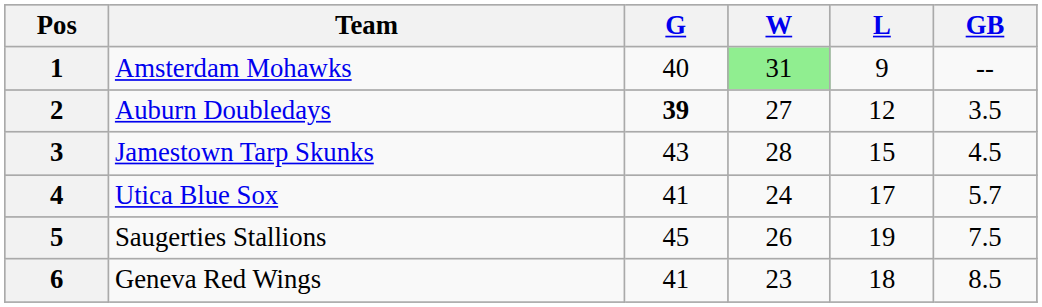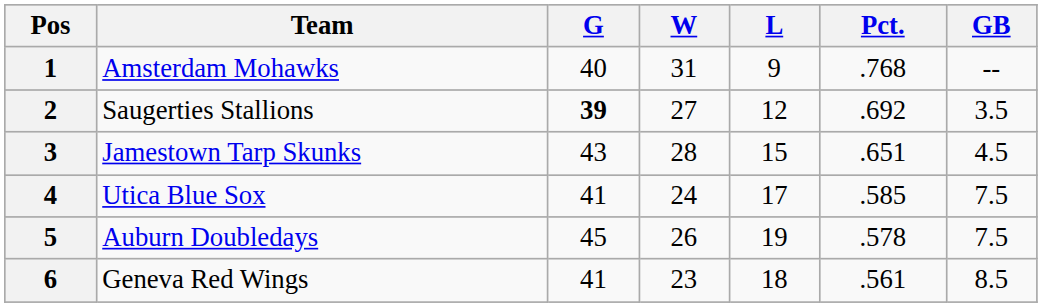+ column: (883, 25)
(779, 68) lightgreen background -> (684, 68) no background
(223, 110) Auburn Doubledays -> (208, 110) Saugerties Stallions
(985, 195) 5.7 -> (991, 195) 7.5
(221, 237) Saugerties Stallions -> (210, 237) Auburn Doubledays
